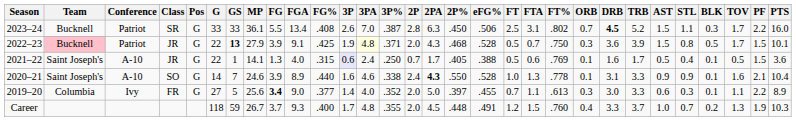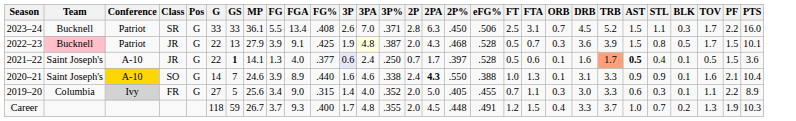- column: (559, 12)
(392, 28) .387 -> (392, 28) .371
(612, 28) bold -> (585, 28) normal
(235, 44) bold -> (235, 44) normal
(392, 44) .371 -> (392, 44) .387
(235, 60) normal -> (235, 60) bold
(325, 60) .315 -> (325, 60) .377
(458, 60) .405 -> (458, 60) .397
(487, 60) .388 -> (487, 60) .528
(638, 60) no background -> (610, 60) lightsalmon background
(663, 60) normal -> (635, 60) bold
(132, 76) no background -> (132, 76) gold background
(487, 76) .528 -> (487, 76) .388
(132, 92) no background -> (132, 92) lightgrey background
(276, 92) bold -> (276, 92) normal
(325, 92) .377 -> (325, 92) .315
(458, 92) .397 -> (458, 92) .405
